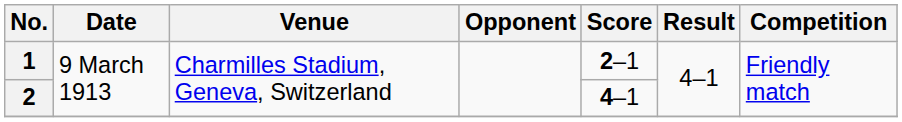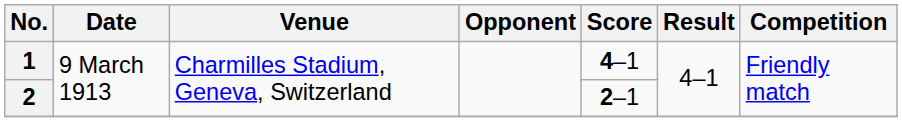(620, 60) 2–1 -> (620, 60) 4–1
(620, 97) 4–1 -> (620, 97) 2–1
